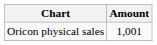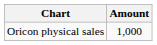(129, 31) 1,001 -> (129, 31) 1,000
